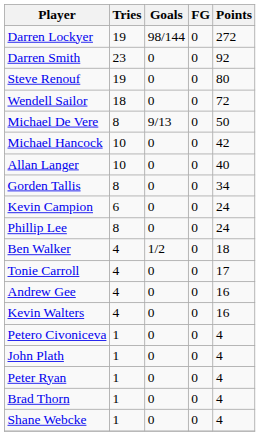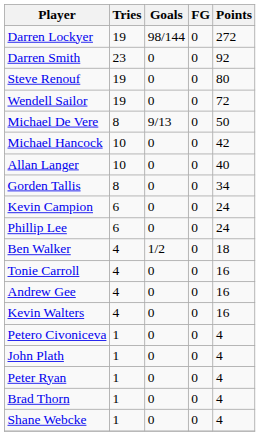(119, 100) 18 -> (119, 100) 19
(116, 228) 8 -> (116, 228) 6
(223, 270) 17 -> (223, 270) 16
